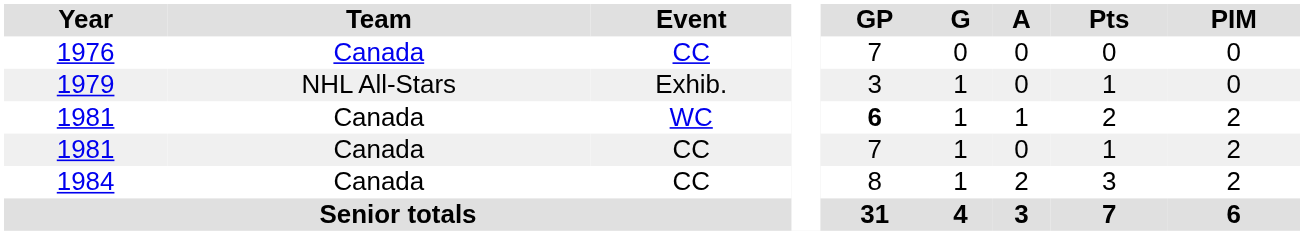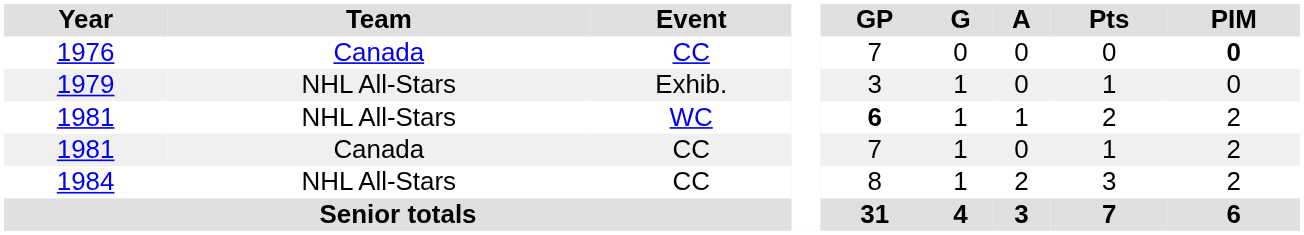(1234, 52) normal -> (1234, 52) bold
(379, 117) Canada -> (379, 117) NHL All-Stars
(379, 181) Canada -> (379, 181) NHL All-Stars
